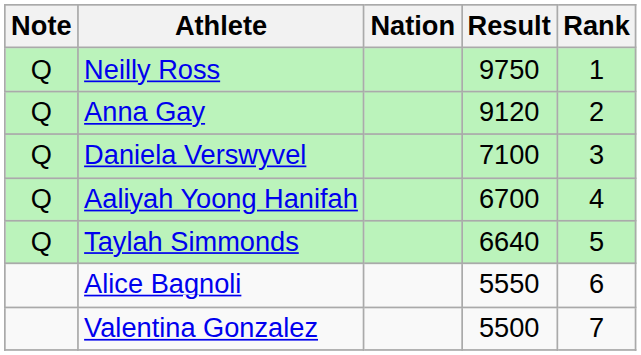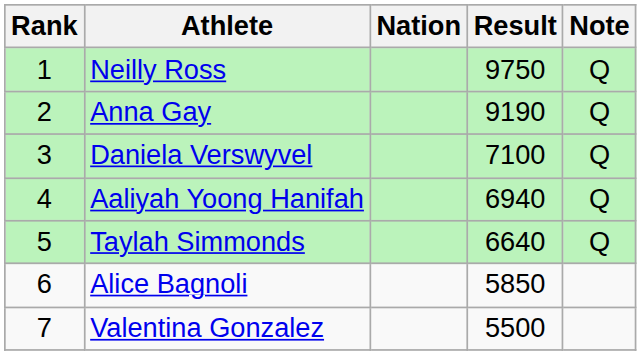columns swapped: (597, 26) <-> (41, 26)
(509, 112) 9120 -> (515, 112) 9190
(509, 198) 6700 -> (515, 198) 6940
(509, 284) 5550 -> (515, 284) 5850
